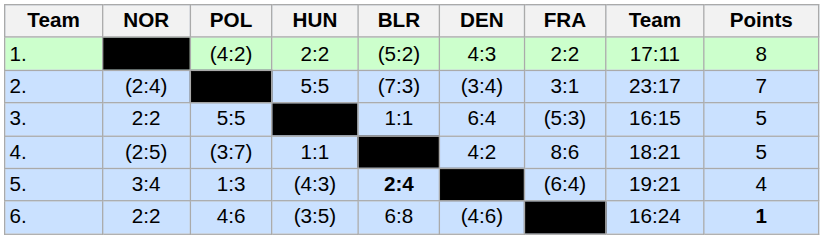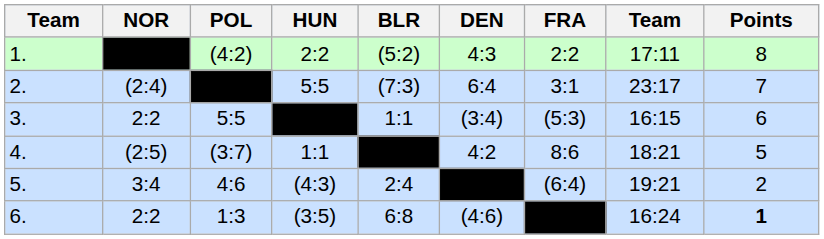(482, 86) (3:4) -> (482, 86) 6:4
(482, 119) 6:4 -> (482, 119) (3:4)
(761, 119) 5 -> (761, 119) 6
(231, 184) 1:3 -> (231, 184) 4:6
(399, 184) bold -> (399, 184) normal
(761, 184) 4 -> (761, 184) 2
(231, 217) 4:6 -> (231, 217) 1:3
